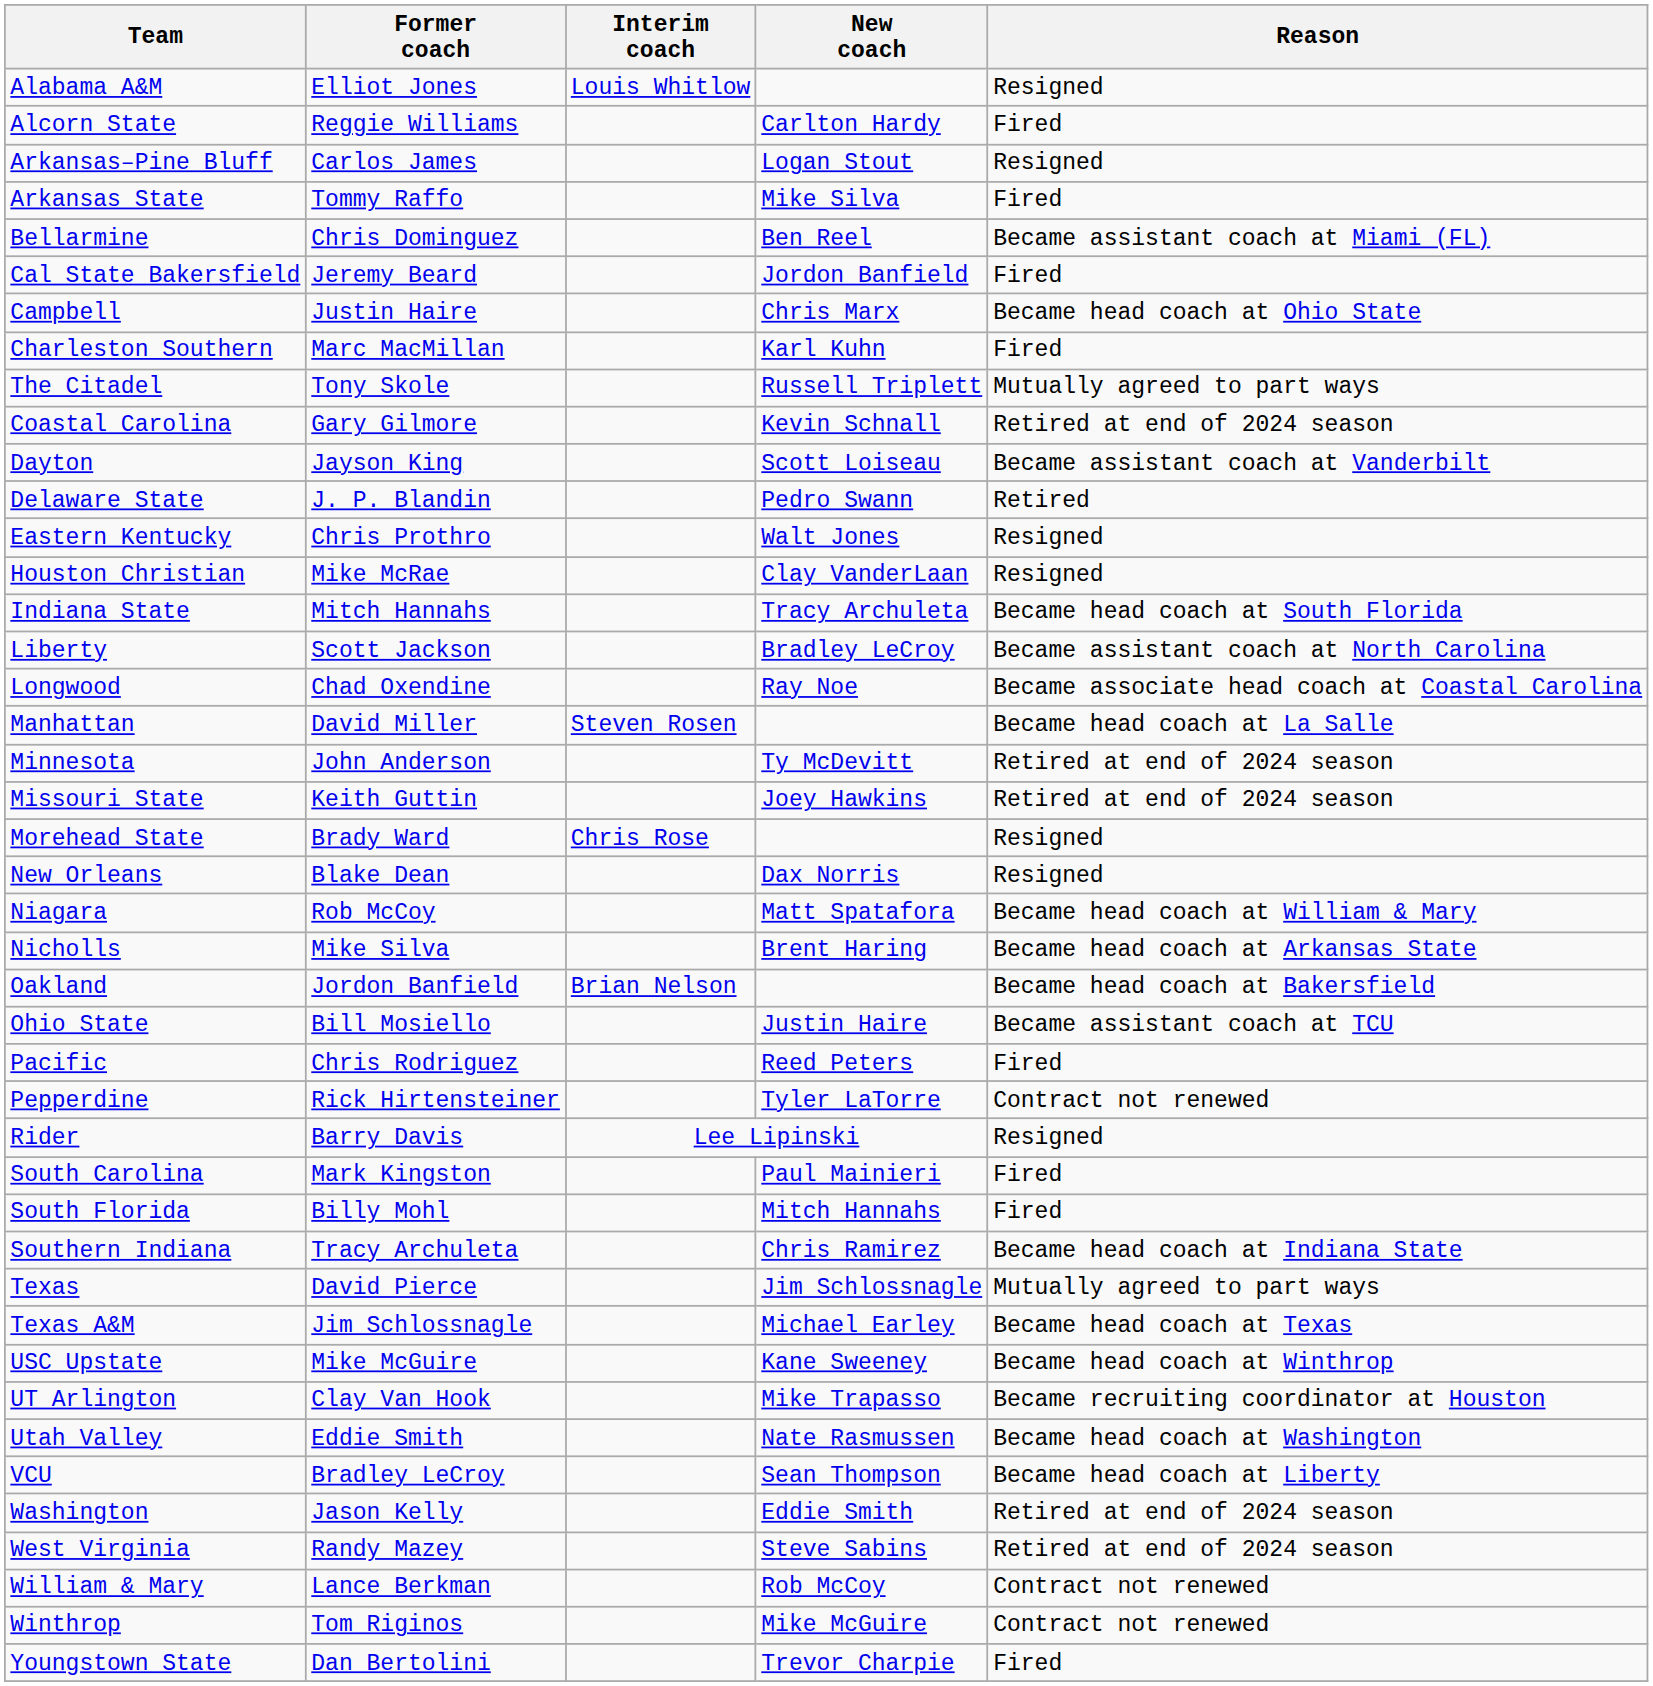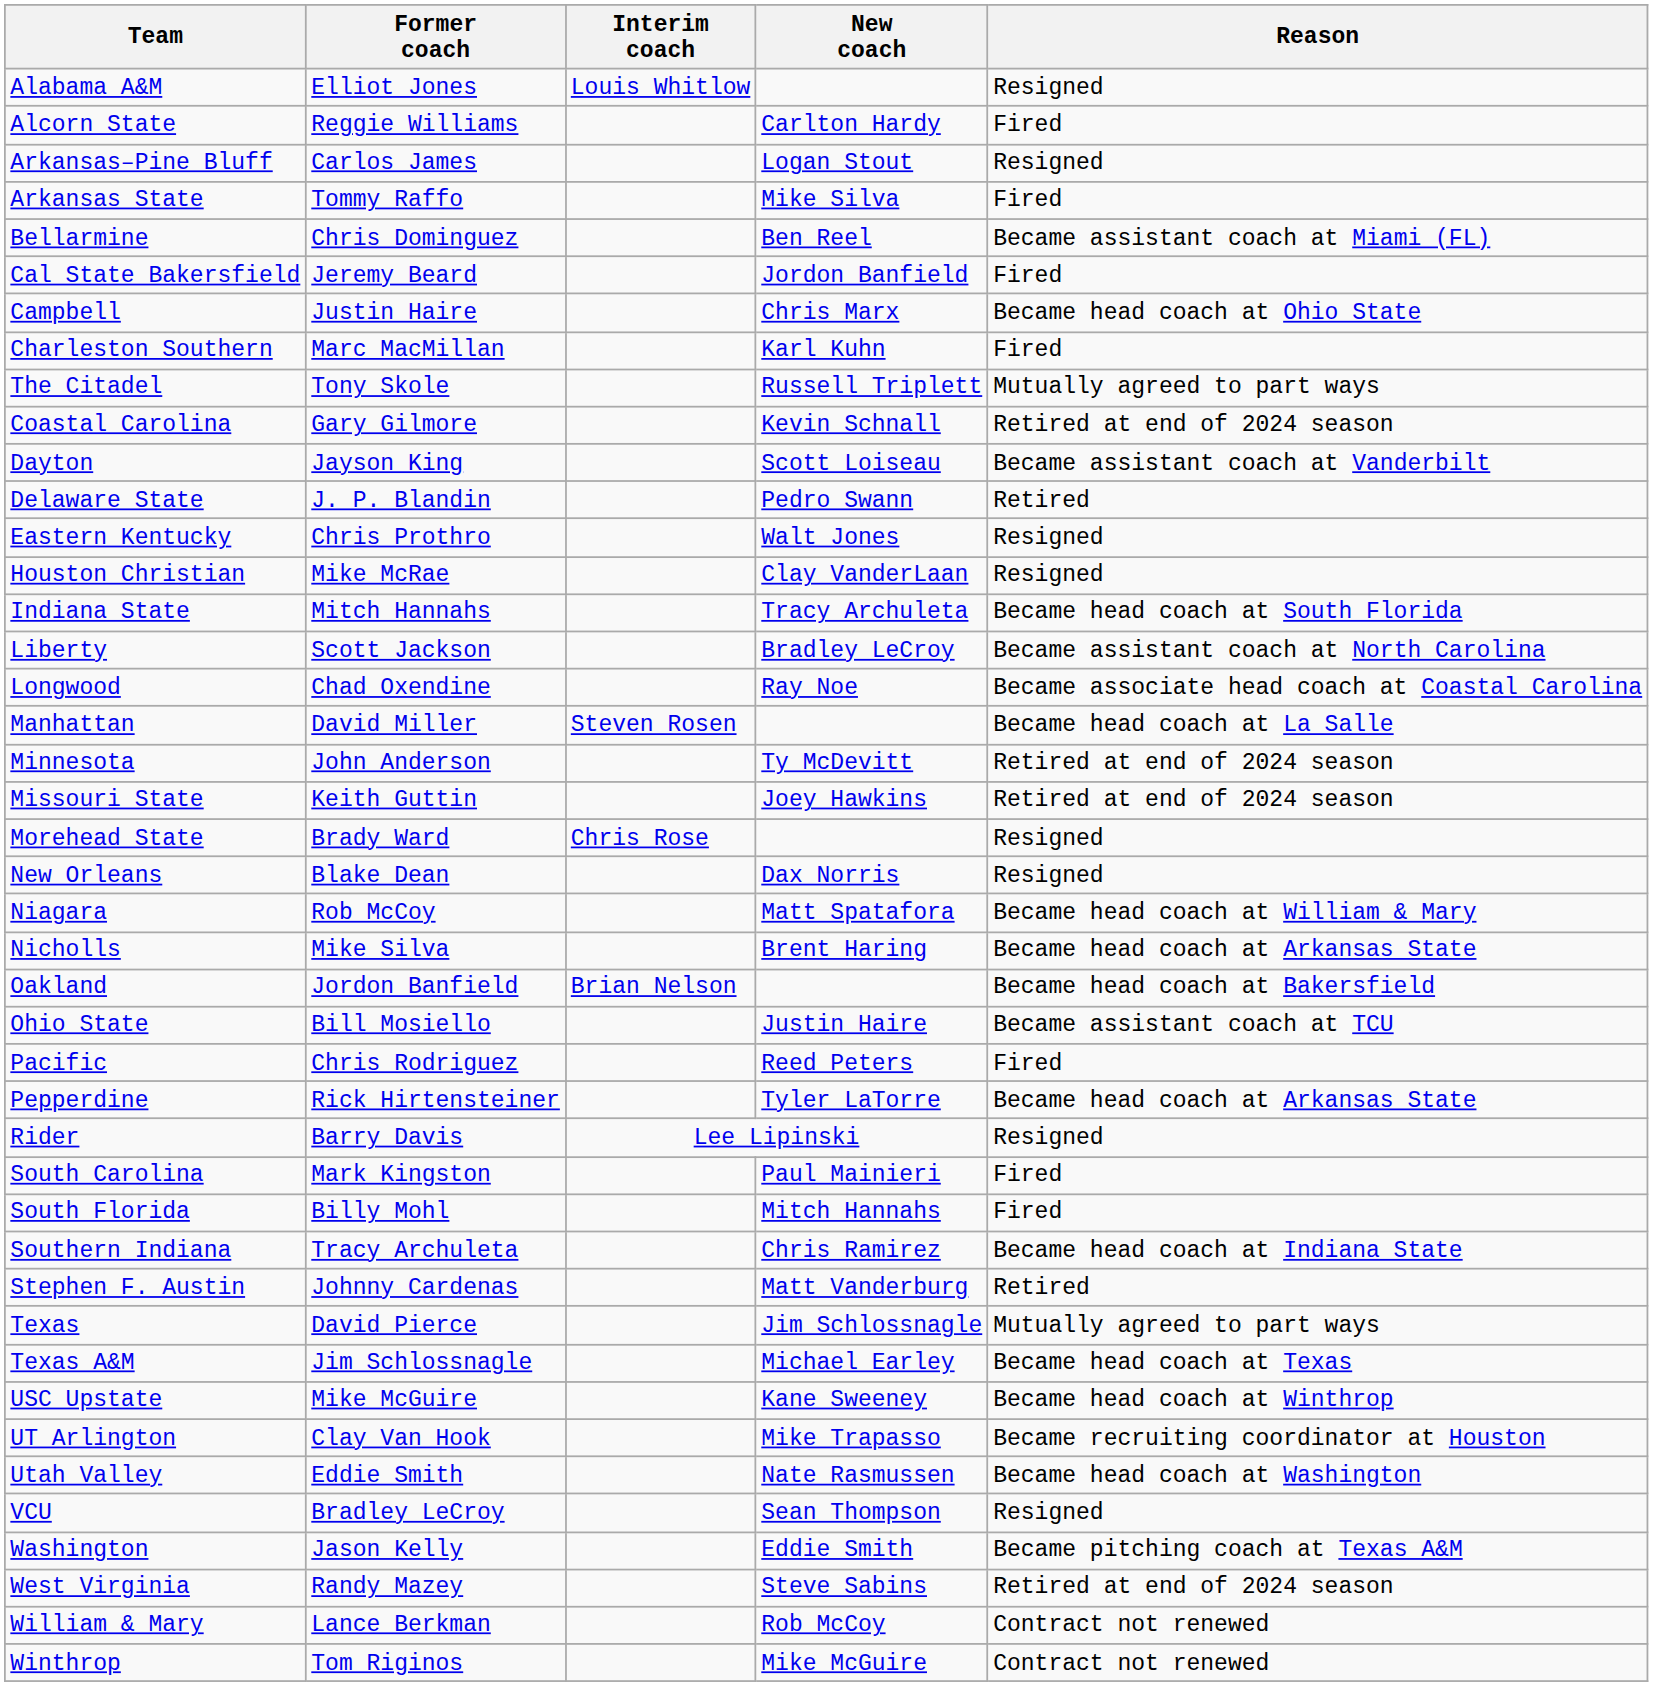(1131, 1100) Contract not renewed -> (1235, 1100) Became head coach at Arkansas State
+ row: (128, 1288)
(1186, 1475) Became head coach at Liberty -> (1048, 1513) Resigned
(1193, 1513) Retired at end of 2024 season -> (1228, 1550) Became pitching coach at Texas A&M
- row: (121, 1663)
